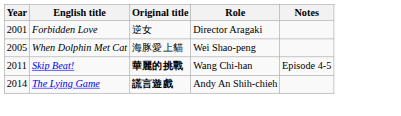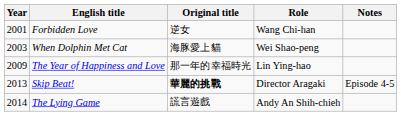(228, 29) Director Aragaki -> (286, 29) Wang Chi-han
(17, 47) 2005 -> (17, 47) 2003
+ row: (98, 66)
(17, 66) 2011 -> (17, 84) 2013
(223, 66) Wang Chi-han -> (291, 84) Director Aragaki
(152, 83) bold -> (190, 102) normal
